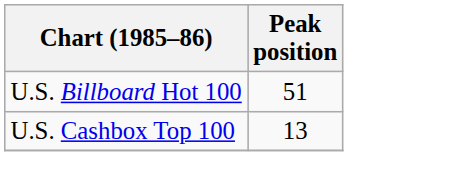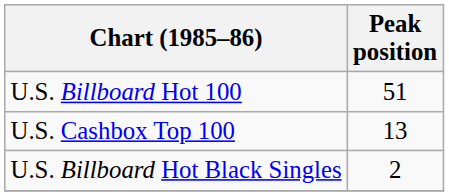+ row: (176, 170)
